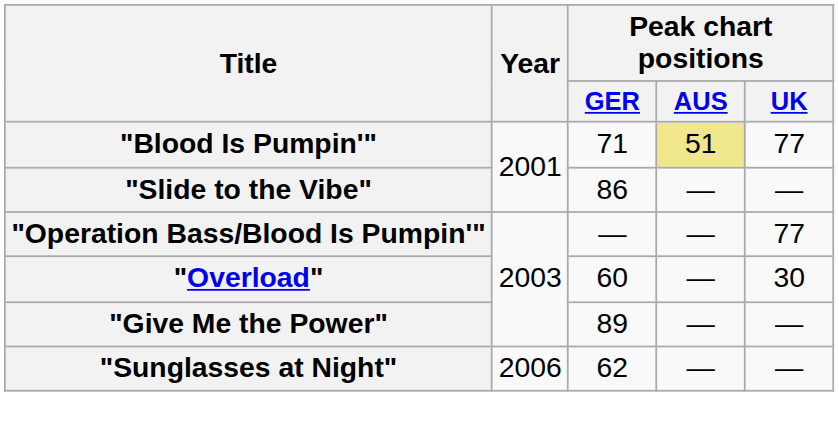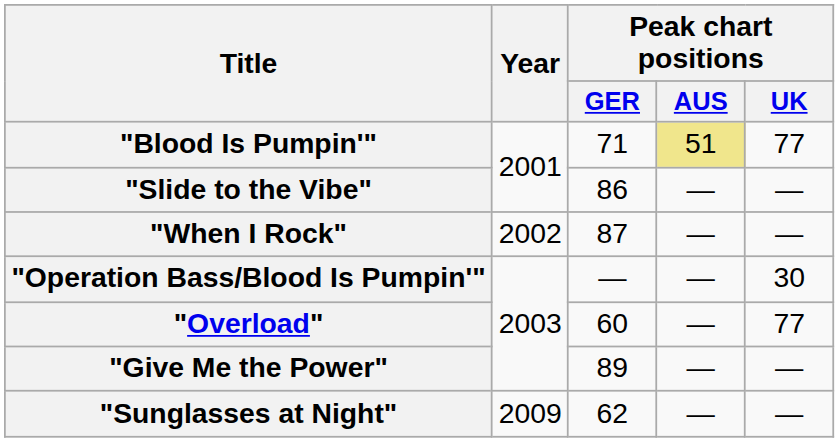+ row: (249, 233)
(789, 233) 77 -> (789, 278) 30
(789, 278) 30 -> (789, 323) 77
(530, 368) 2006 -> (530, 413) 2009
